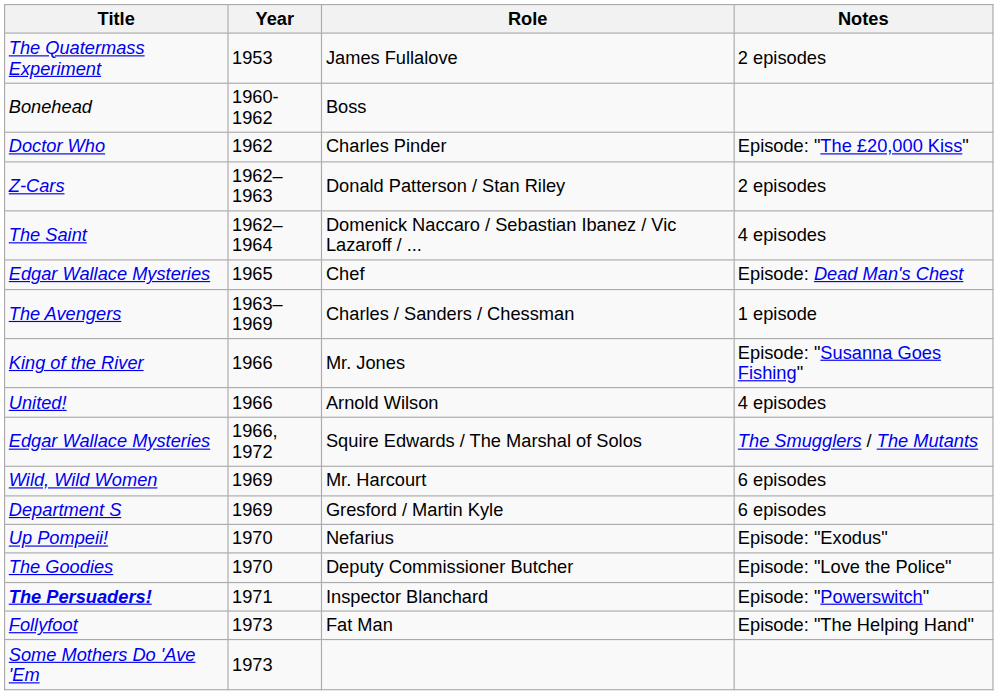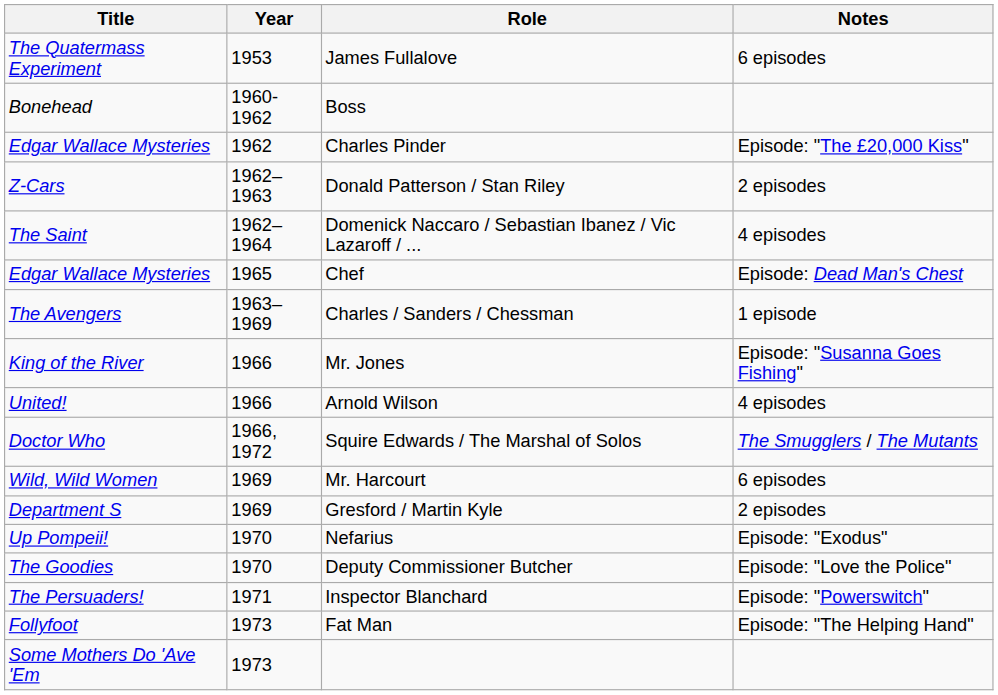(782, 58) 2 episodes -> (782, 58) 6 episodes
(57, 146) Doctor Who -> (109, 146) Edgar Wallace Mysteries
(109, 441) Edgar Wallace Mysteries -> (57, 441) Doctor Who
(782, 509) 6 episodes -> (782, 509) 2 episodes
(80, 596) bold -> (76, 596) normal
